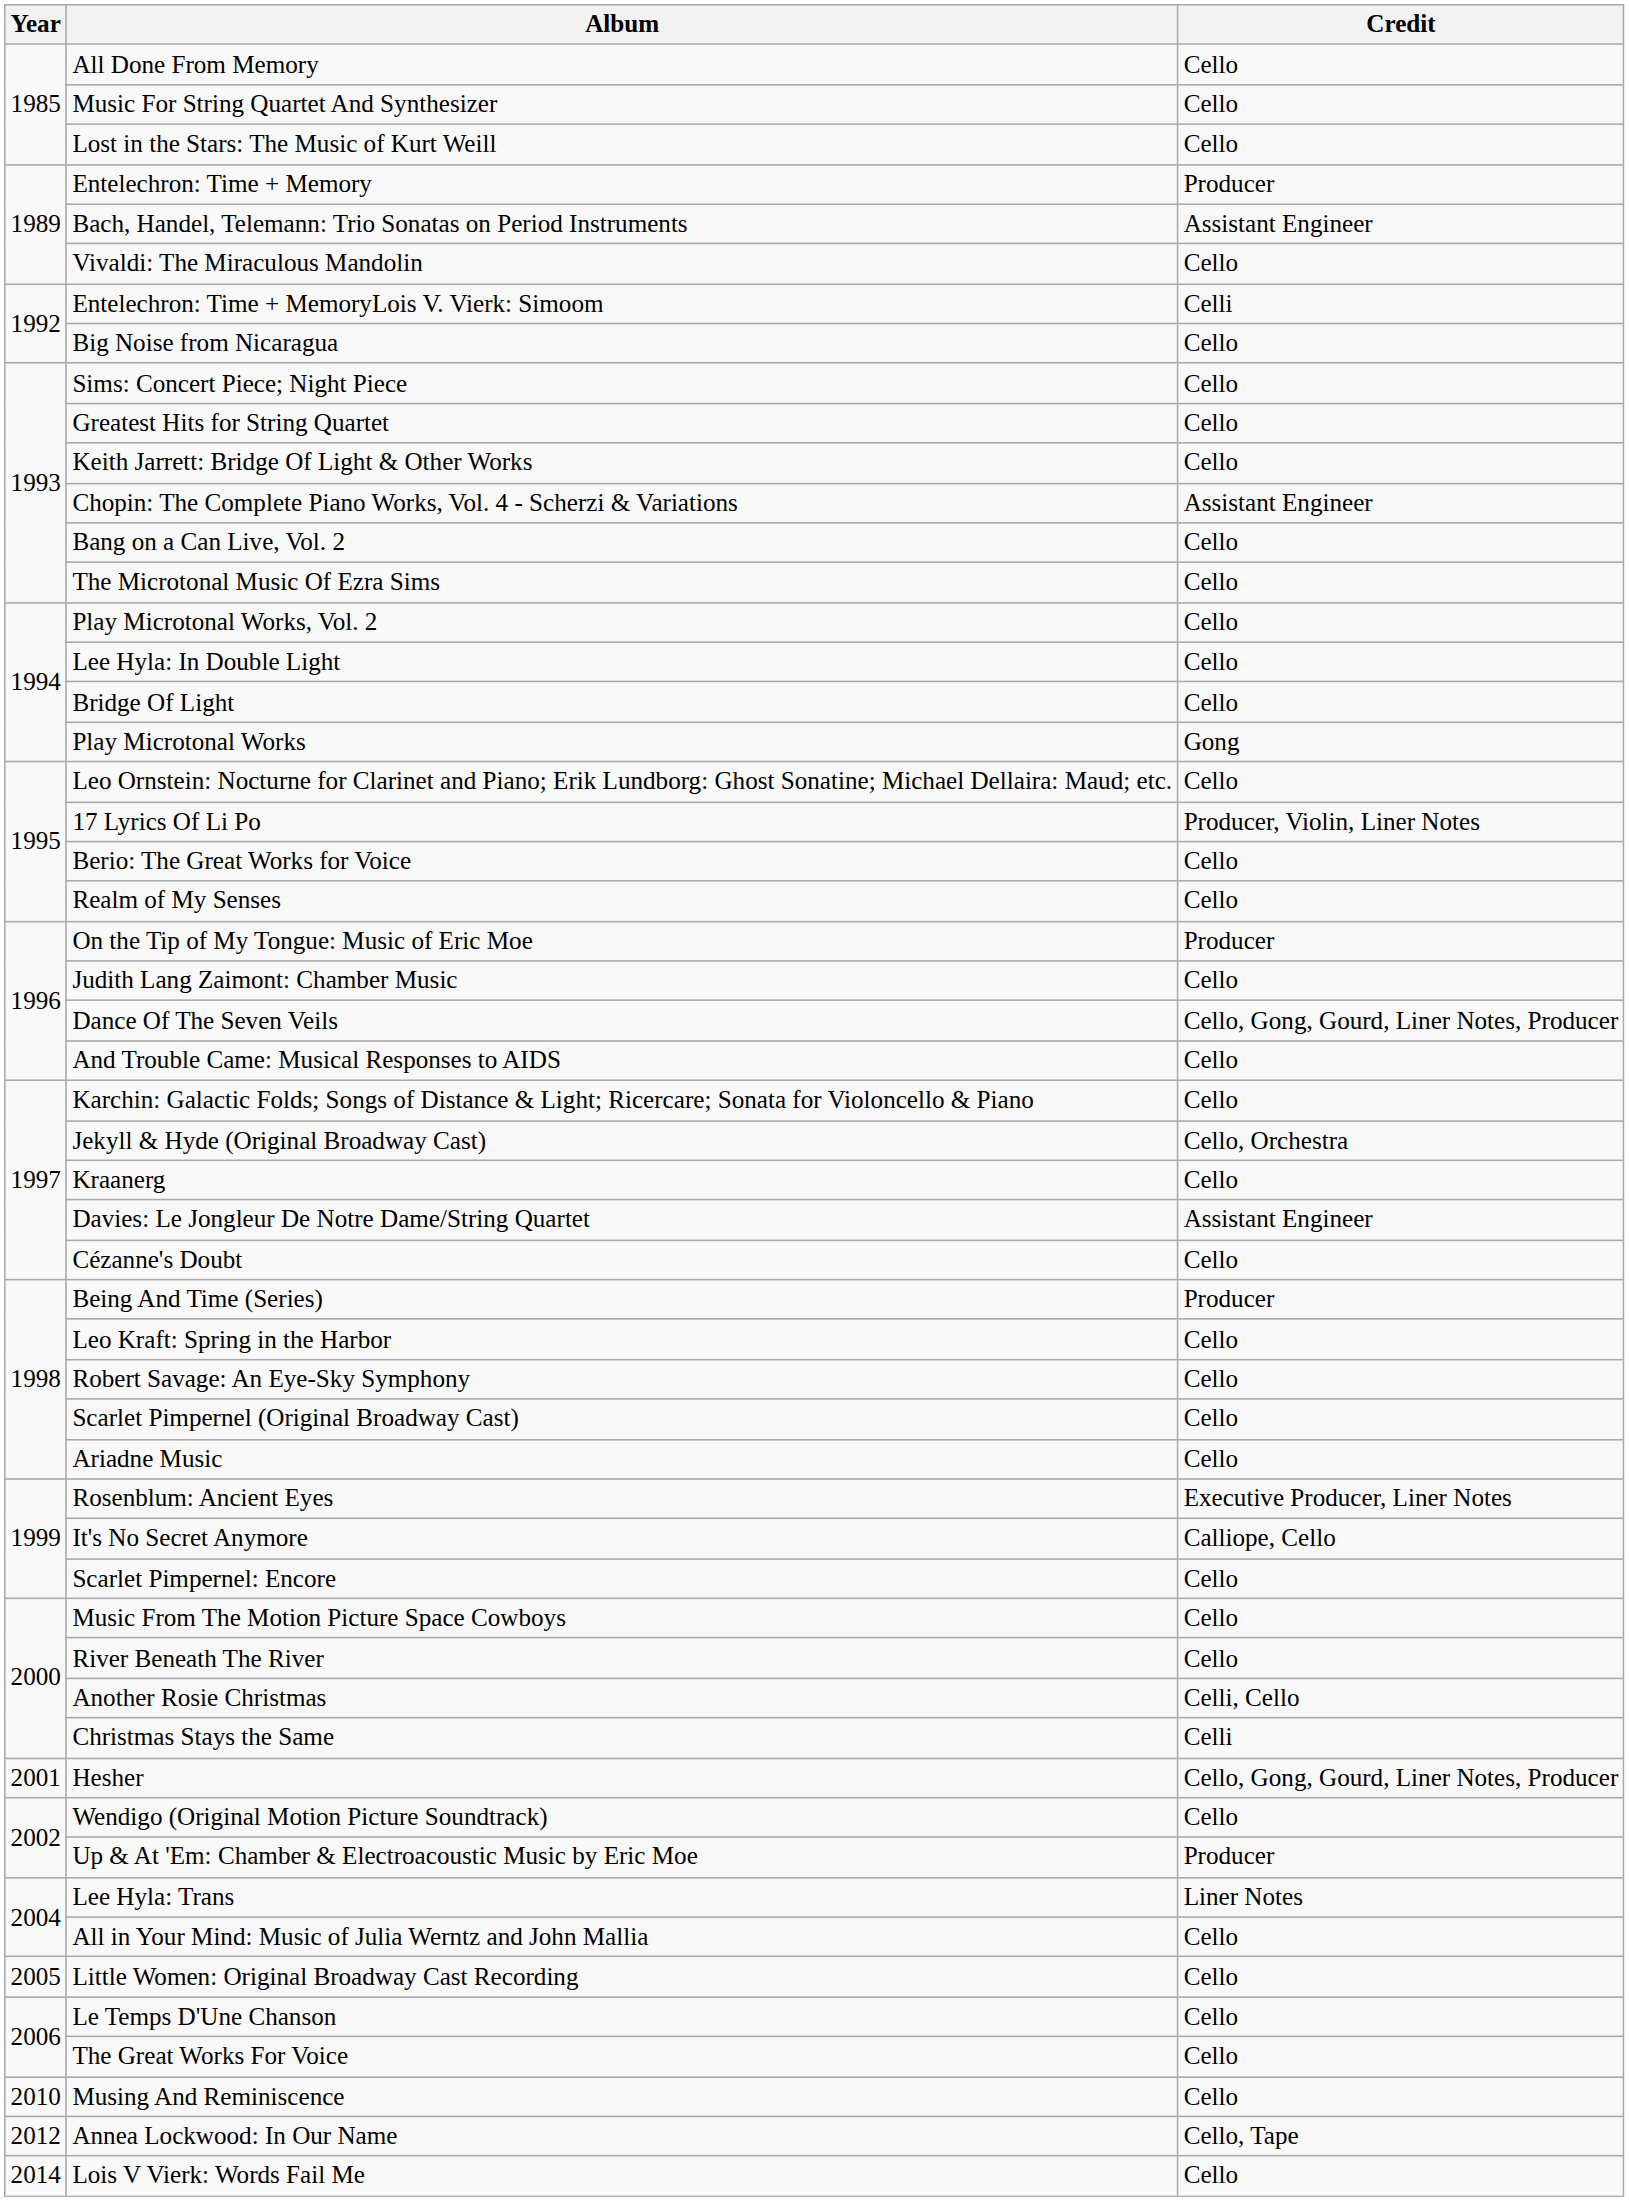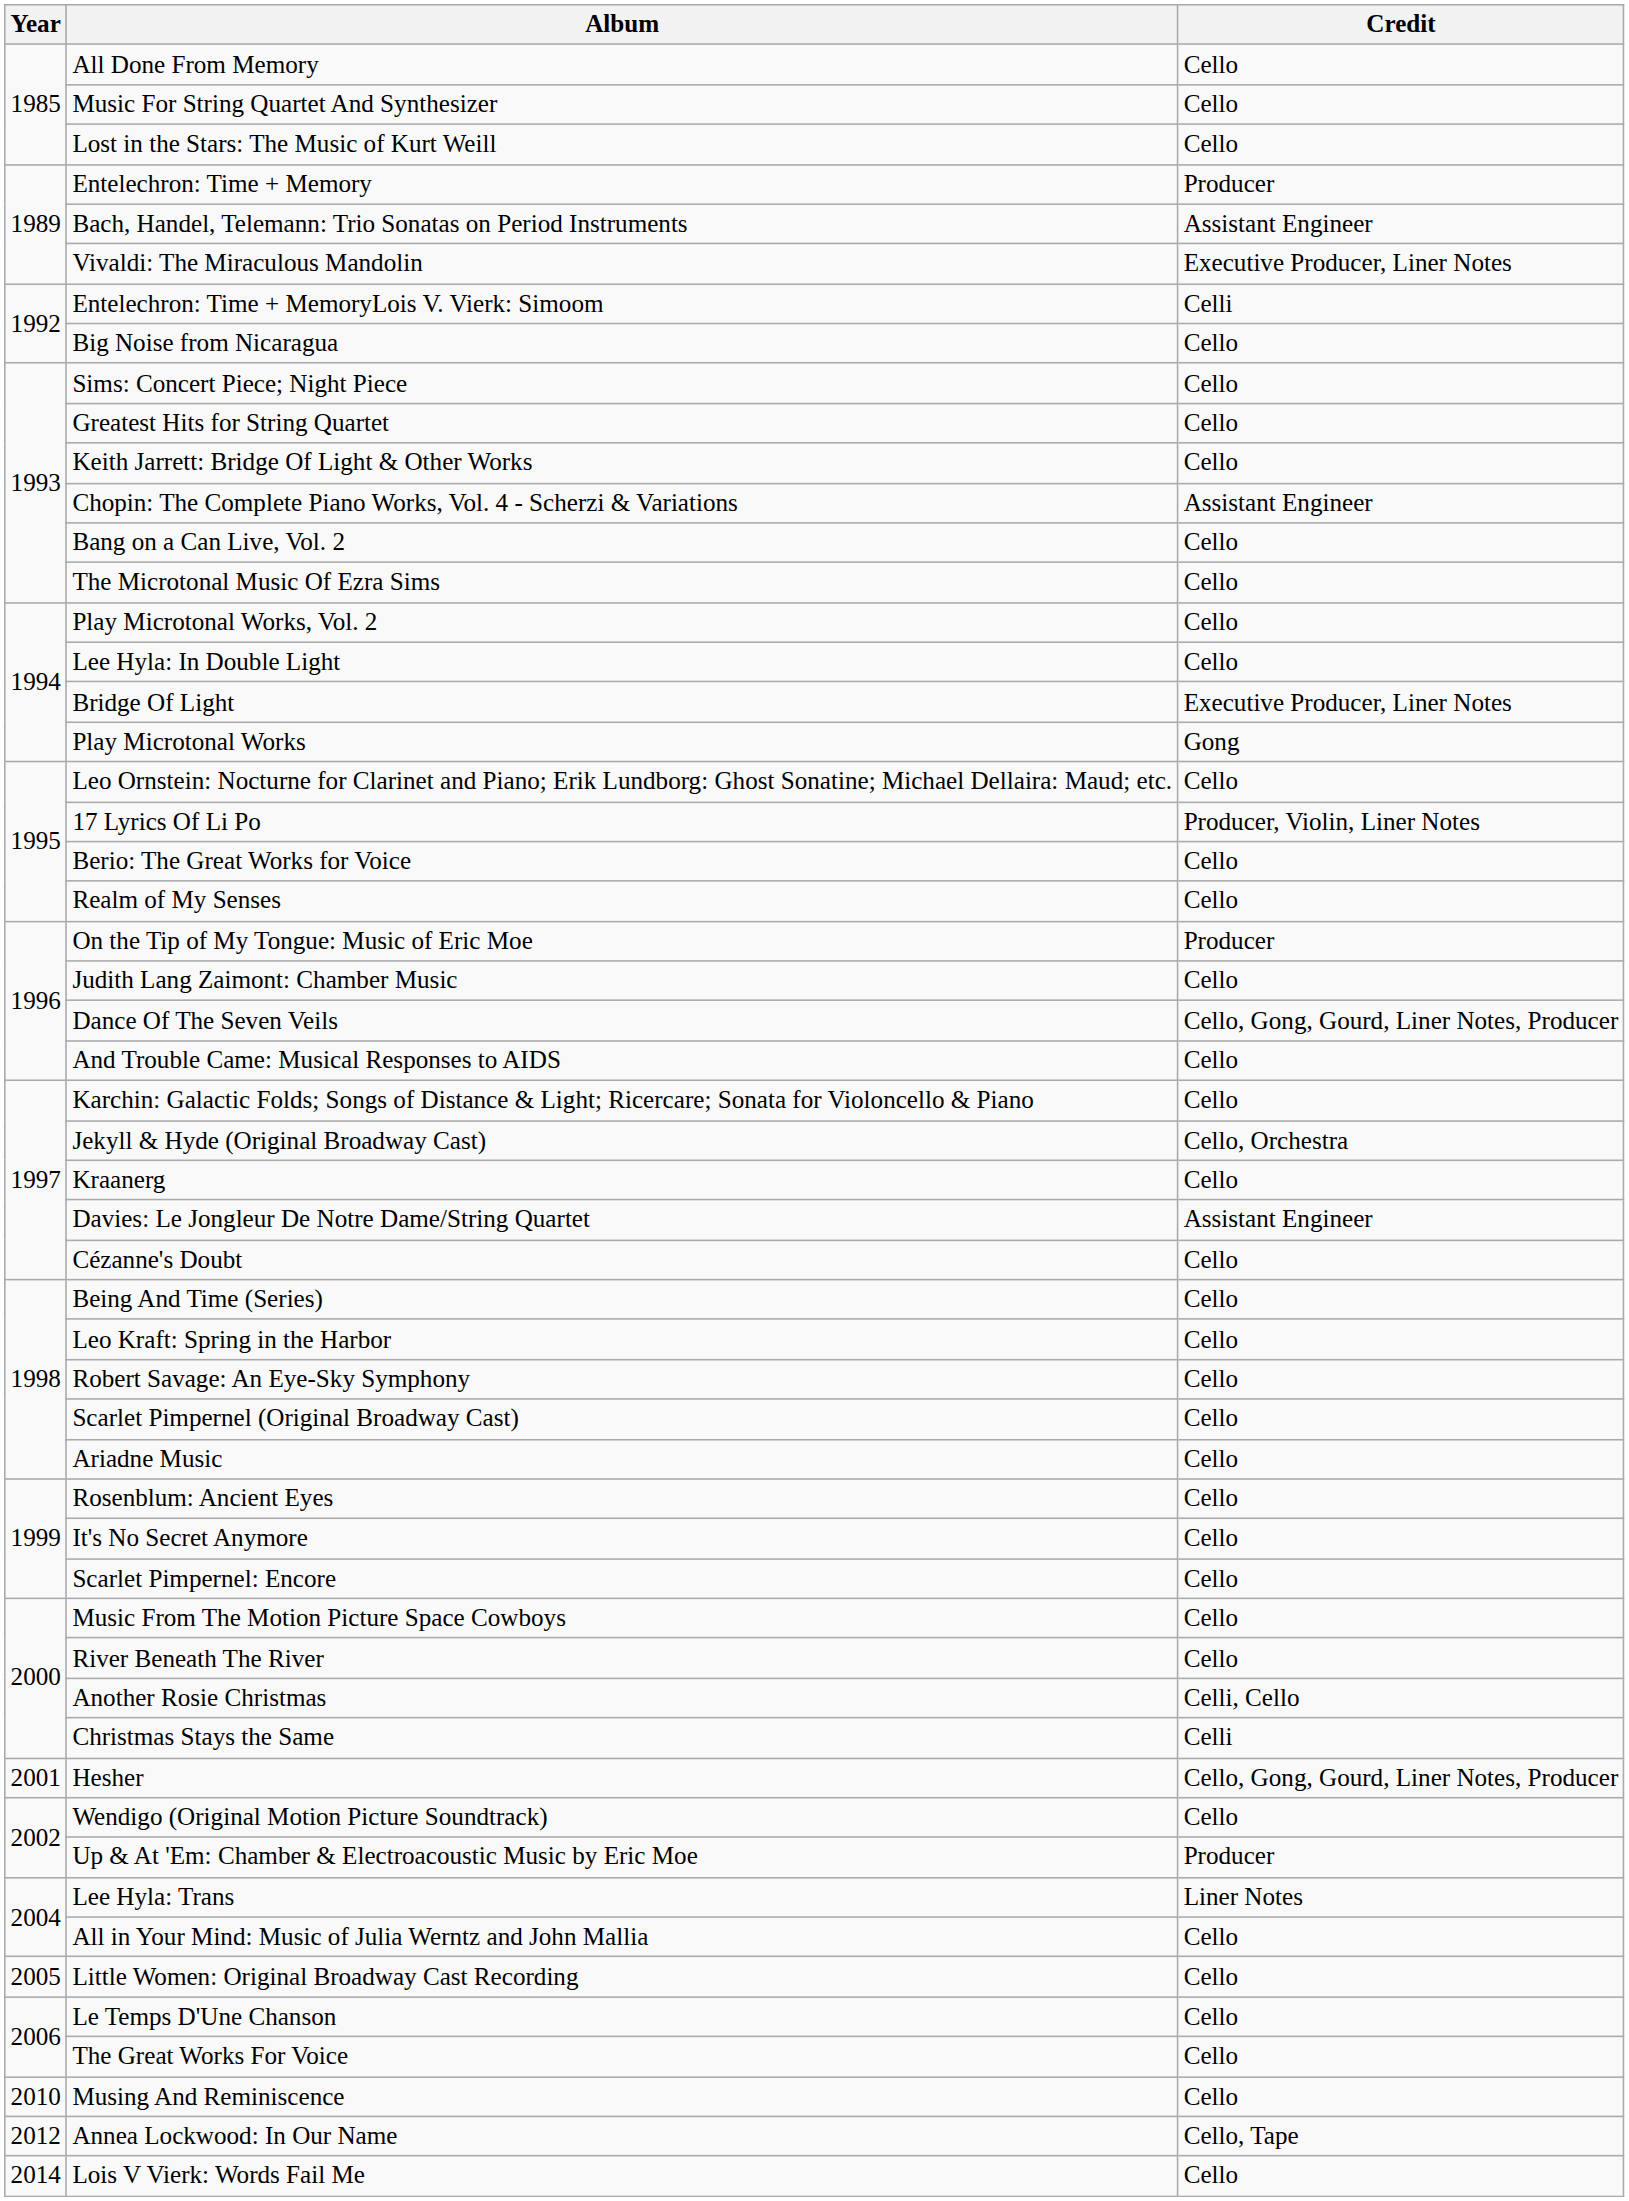(1211, 263) Cello -> (1348, 263) Executive Producer, Liner Notes
(1211, 701) Cello -> (1348, 701) Executive Producer, Liner Notes
(1229, 1299) Producer -> (1211, 1299) Cello
(1348, 1498) Executive Producer, Liner Notes -> (1211, 1498) Cello
(1260, 1538) Calliope, Cello -> (1211, 1538) Cello
